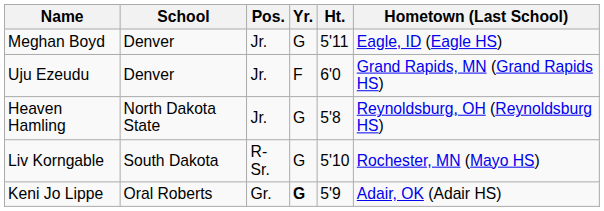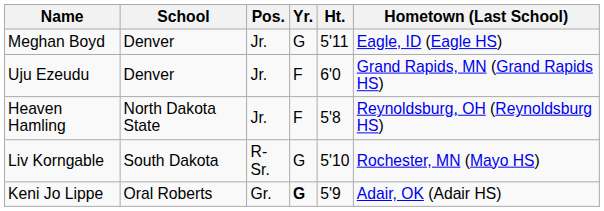(299, 117) G -> (298, 117) F
